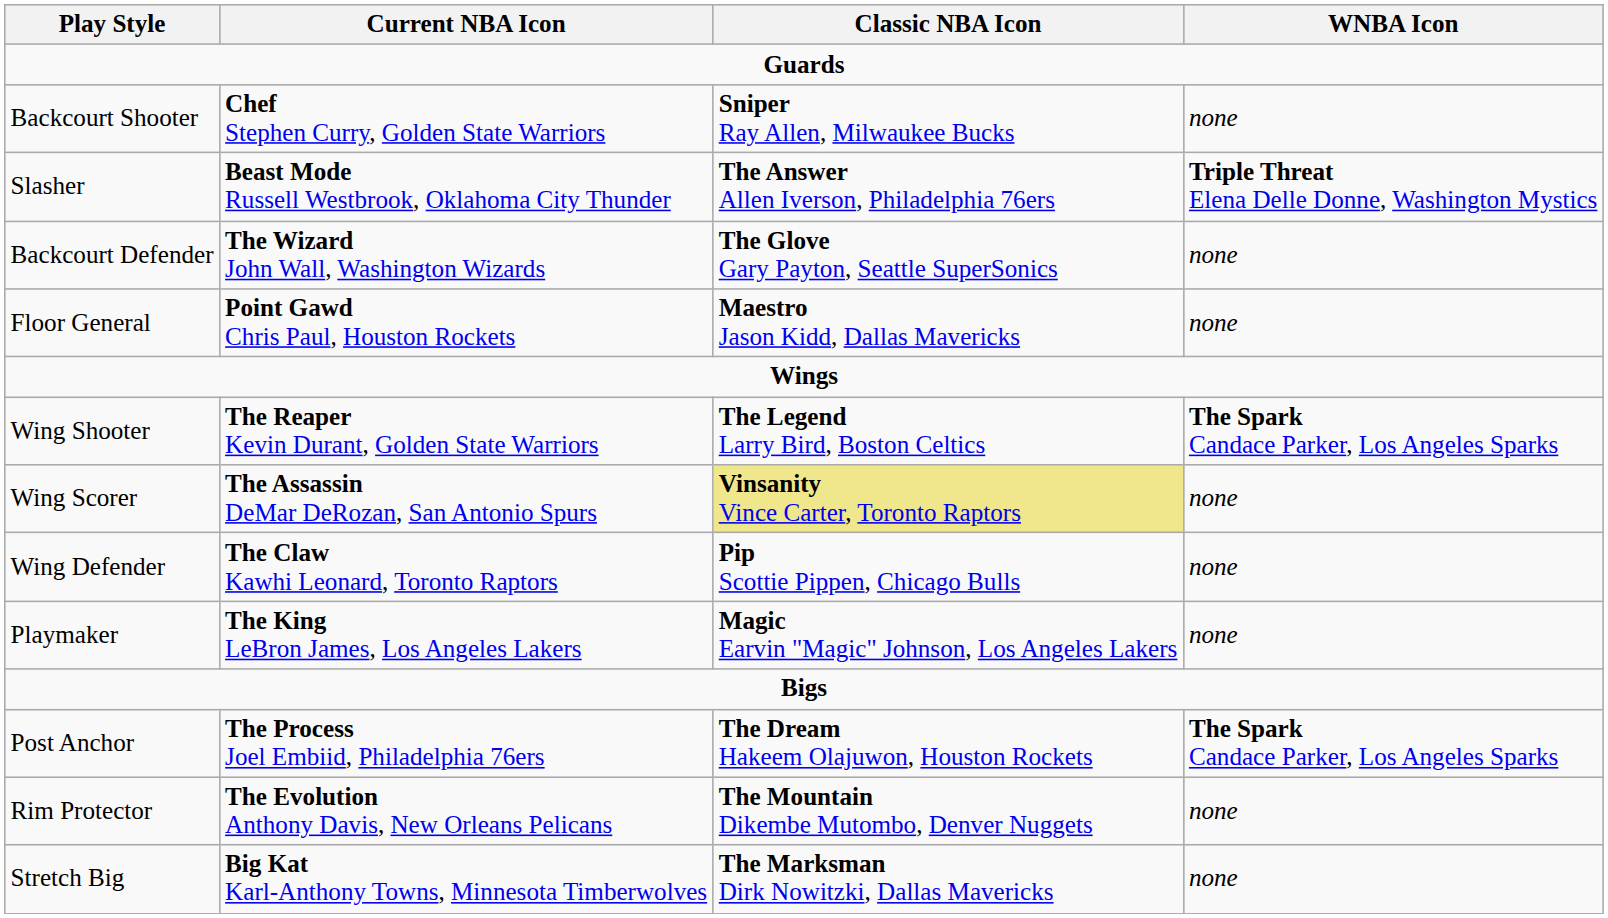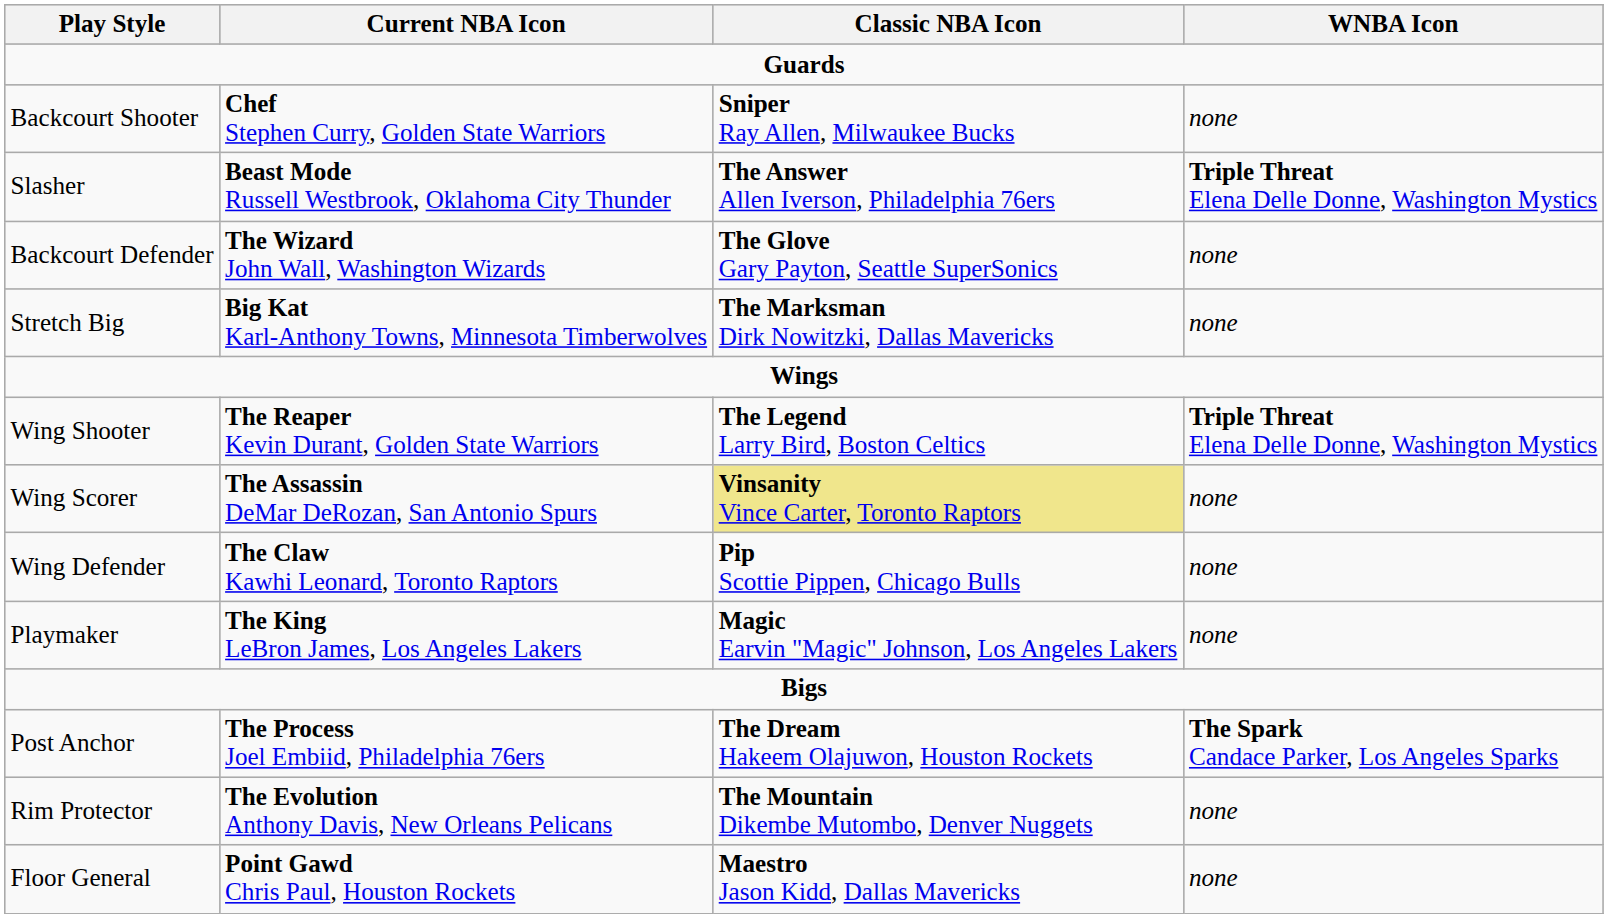rows swapped: (81, 322) <-> (67, 878)
(1374, 430) The Spark Candace Parker, Los Angeles Sparks -> (1393, 430) Triple Threat Elena Delle Donne, Washington Mystics
